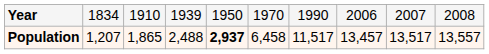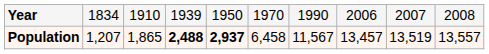(186, 37) normal -> (186, 37) bold
(313, 37) 11,517 -> (313, 37) 11,567
(410, 37) 13,517 -> (410, 37) 13,519
